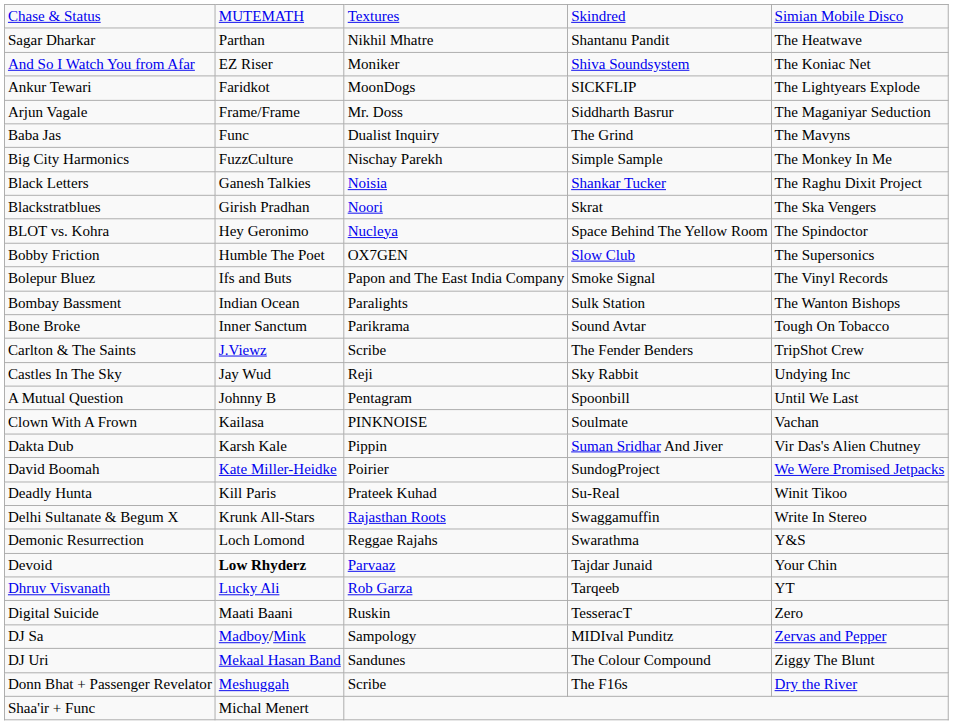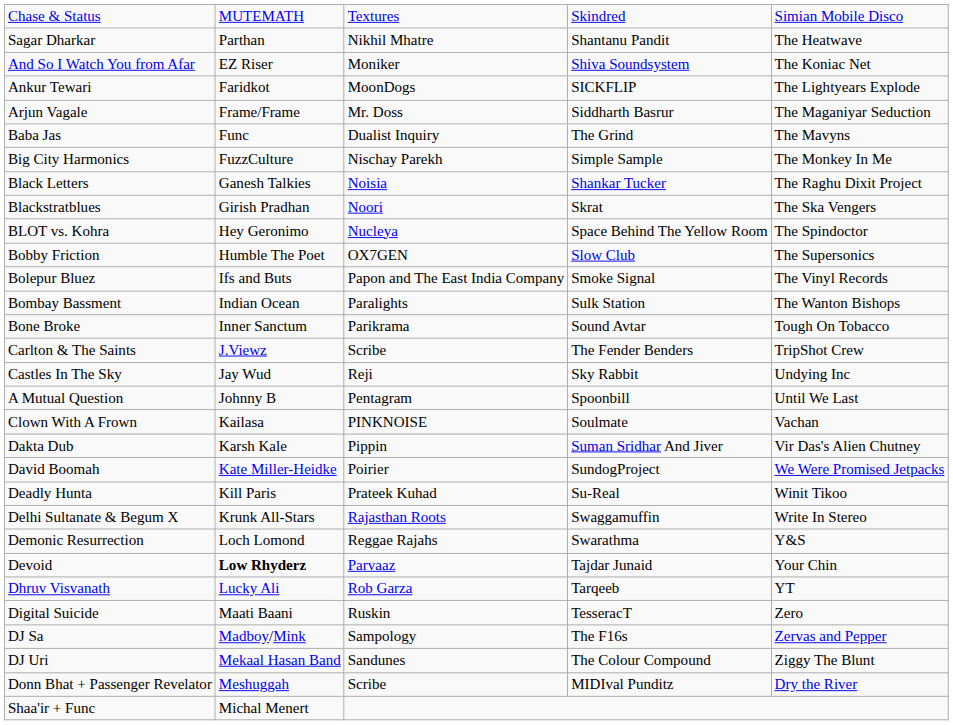(622, 636) MIDIval Punditz -> (599, 636) The F16s
(599, 684) The F16s -> (622, 684) MIDIval Punditz
